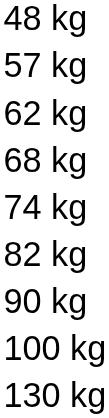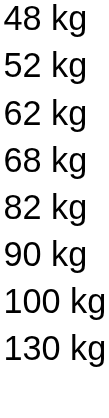+ row: (45, 66)
- row: (45, 66)
- row: (45, 207)
